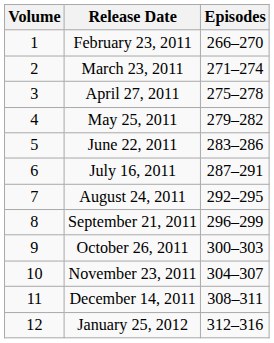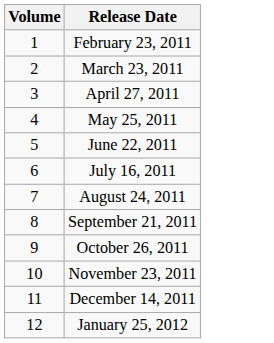- column: (235, 17)
